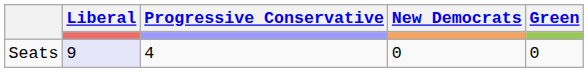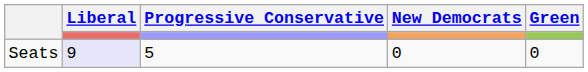(149, 53) 4 -> (149, 53) 5
